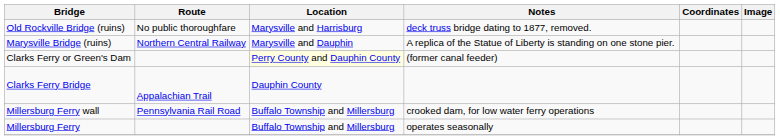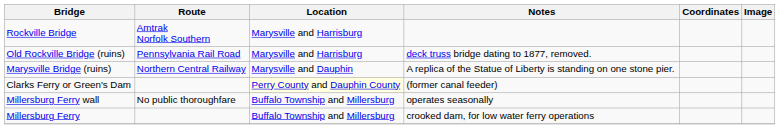+ row: (42, 33)
(186, 27) No public thoroughfare -> (189, 54) Pennsylvania Rail Road
- row: (49, 85)
(189, 111) Pennsylvania Rail Road -> (186, 100) No public thoroughfare
(500, 111) crooked dam, for low water ferry operations -> (450, 100) operates seasonally
(450, 127) operates seasonally -> (500, 116) crooked dam, for low water ferry operations
